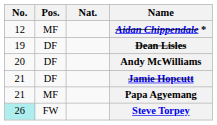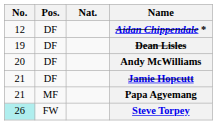(51, 29) MF -> (51, 29) DF
